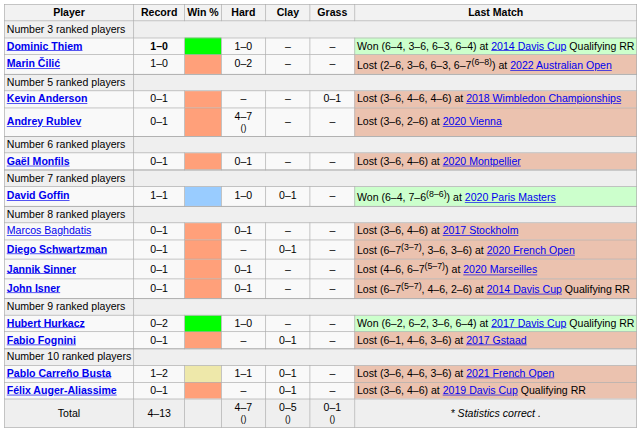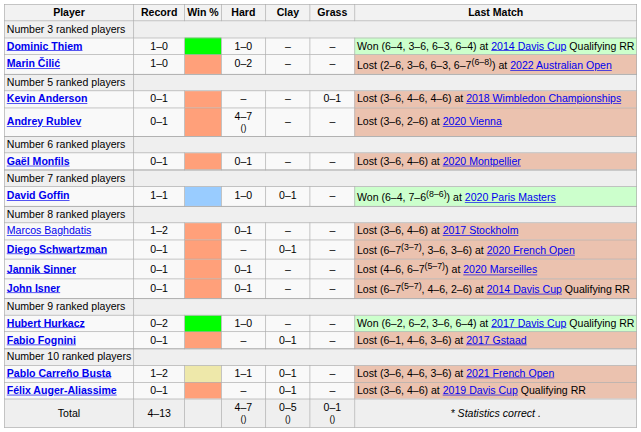(159, 46) bold -> (159, 46) normal
(159, 231) 0–1 -> (159, 231) 1–2
